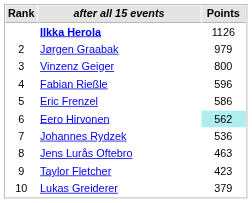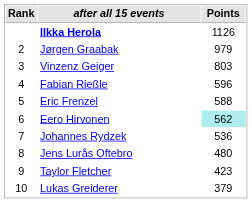(223, 67) 800 -> (223, 67) 803
(223, 102) 586 -> (223, 102) 588
(223, 154) 463 -> (223, 154) 480
